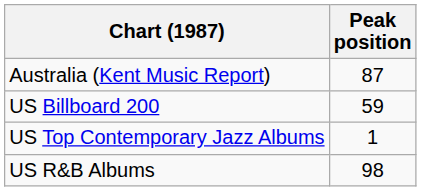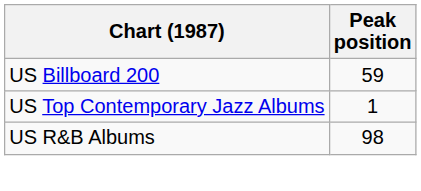- row: (140, 74)
